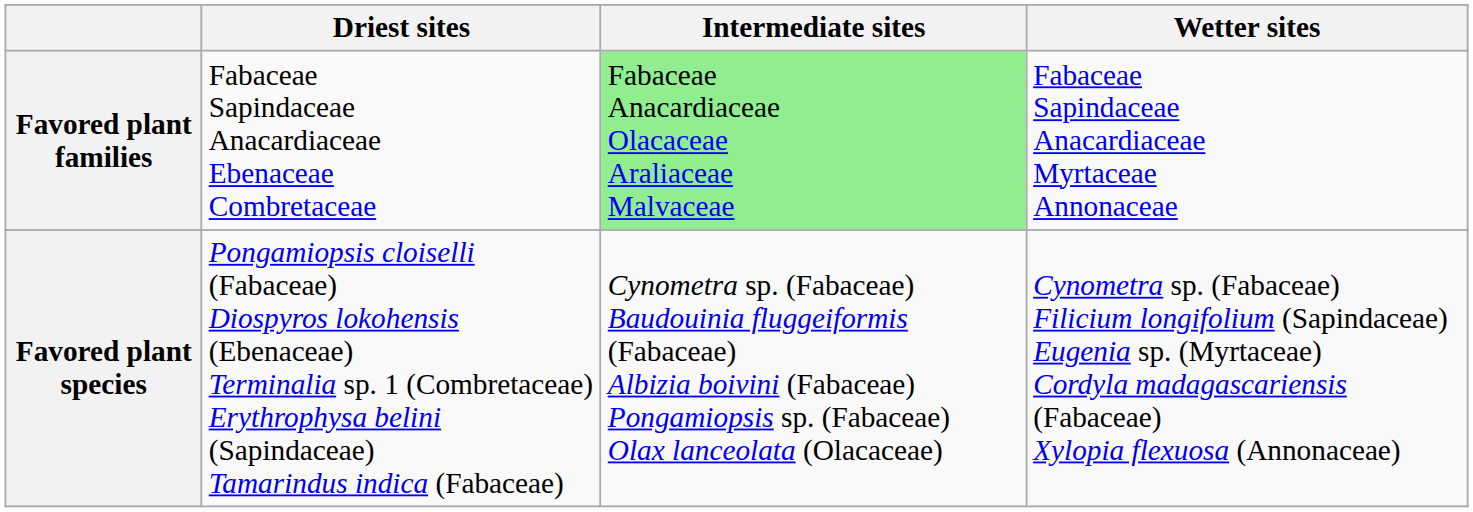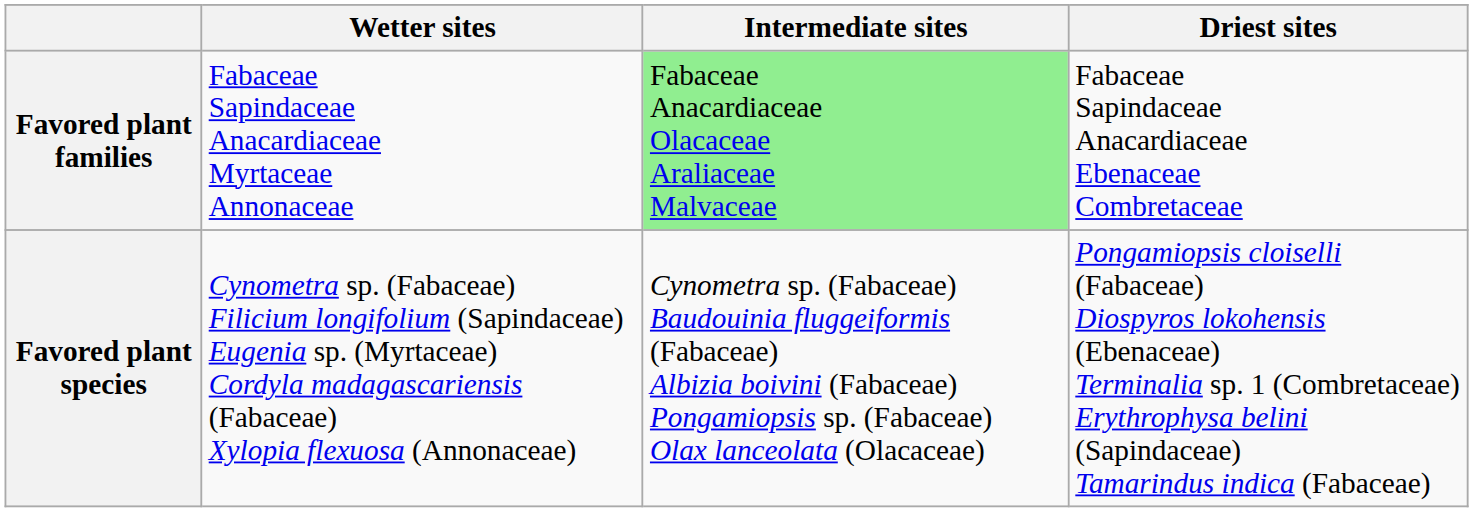columns swapped: (1247, 27) <-> (401, 27)
